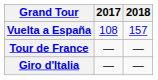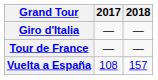rows swapped: (49, 65) <-> (49, 30)
